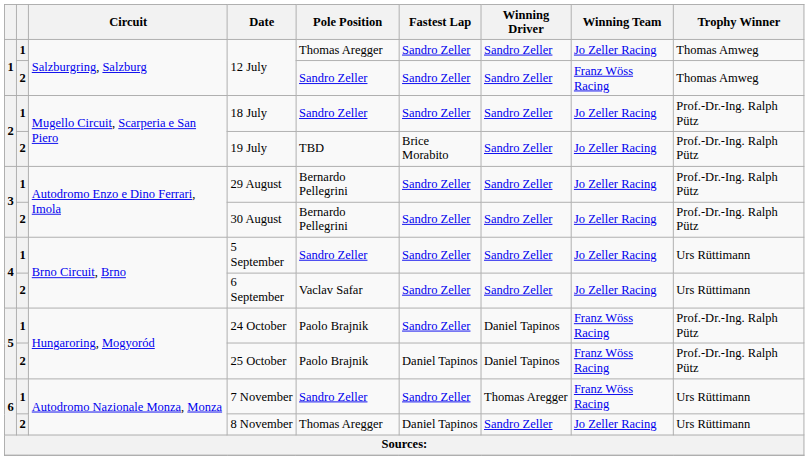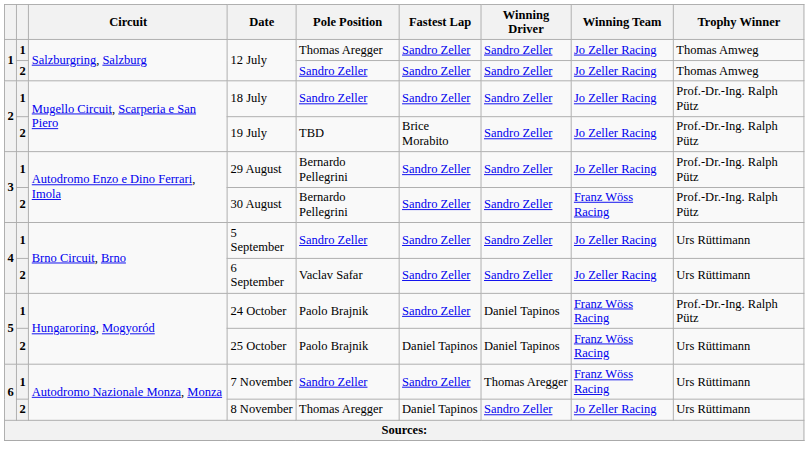(603, 77) Franz Wöss Racing -> (615, 70) Jo Zeller Racing
(615, 219) Jo Zeller Racing -> (603, 204) Franz Wöss Racing
(727, 360) Prof.-Dr.-Ing. Ralph Pütz -> (713, 345) Urs Rüttimann
